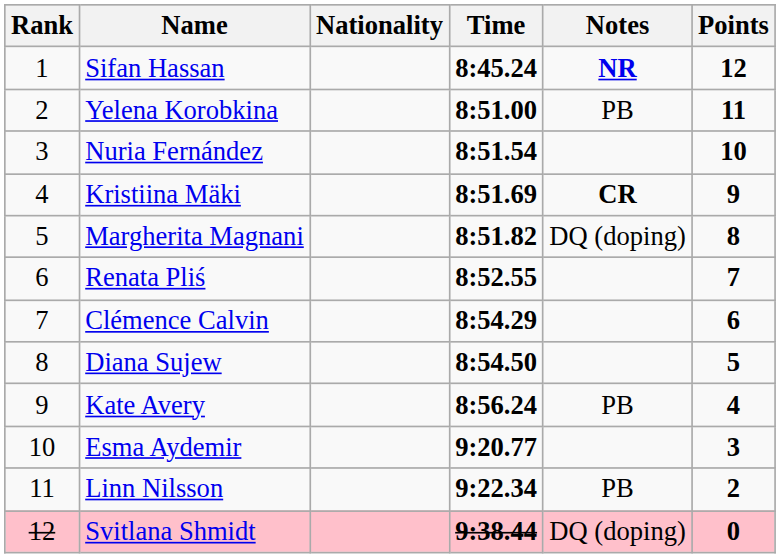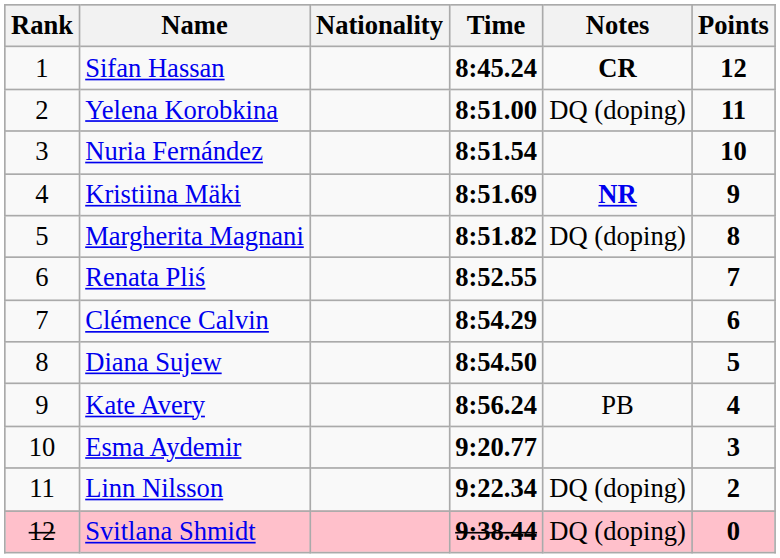(618, 67) NR -> (618, 67) CR
(618, 109) PB -> (618, 109) DQ (doping)
(618, 194) CR -> (618, 194) NR
(618, 488) PB -> (618, 488) DQ (doping)
